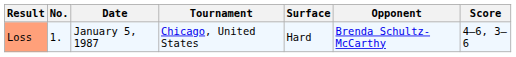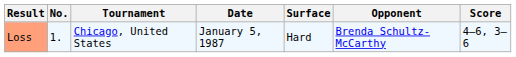columns swapped: (115, 13) <-> (221, 13)
